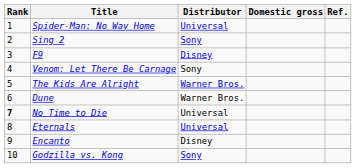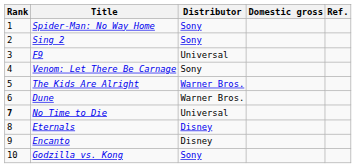(204, 26) Universal -> (191, 26) Sony
(196, 55) Disney -> (204, 55) Universal
(204, 127) Universal -> (196, 127) Disney
